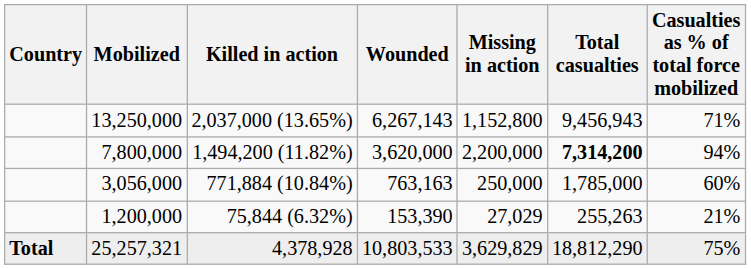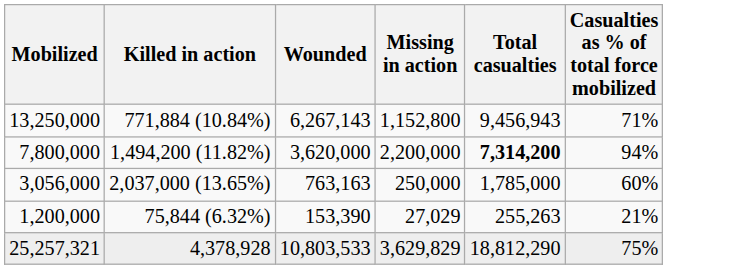- column: (46, 54)
(272, 120) 2,037,000 (13.65%) -> (197, 120) 771,884 (10.84%)
(280, 184) 771,884 (10.84%) -> (190, 184) 2,037,000 (13.65%)
